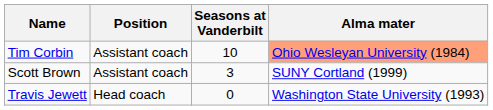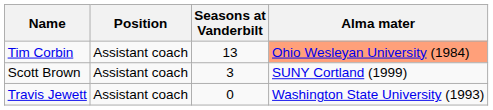(230, 52) 10 -> (230, 52) 13
(129, 95) Head coach -> (141, 95) Assistant coach
